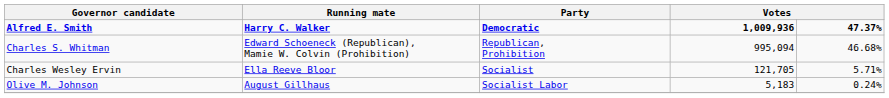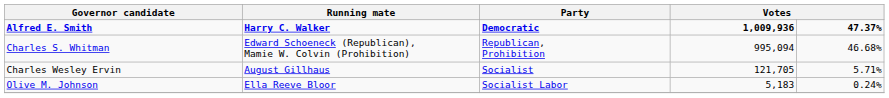(290, 69) Ella Reeve Bloor -> (287, 69) August Gillhaus
(287, 85) August Gillhaus -> (290, 85) Ella Reeve Bloor
